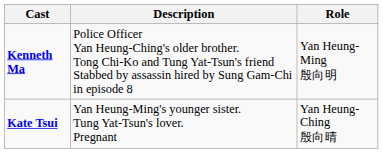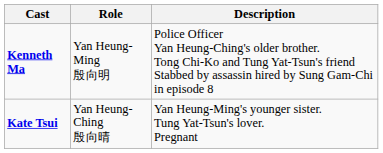columns swapped: (338, 14) <-> (184, 14)
